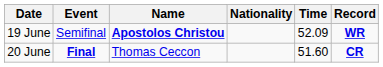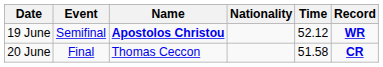(313, 33) 52.09 -> (313, 33) 52.12
(81, 52) bold -> (81, 52) normal
(313, 52) 51.60 -> (313, 52) 51.58
